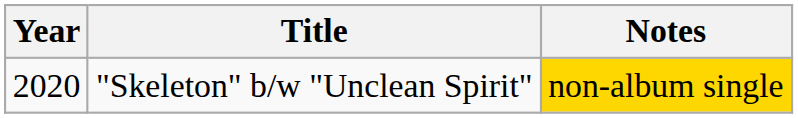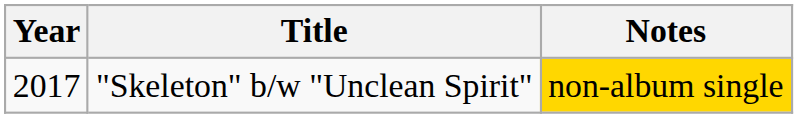(47, 84) 2020 -> (47, 84) 2017
